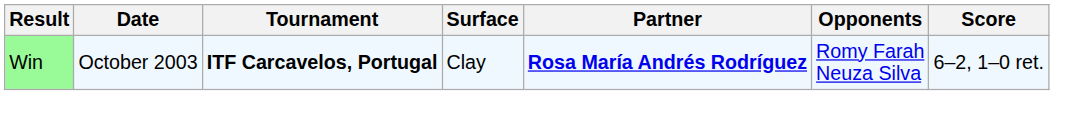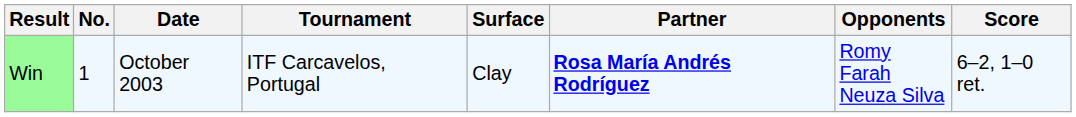+ column: (94, 20)
(322, 62) bold -> (316, 73) normal
